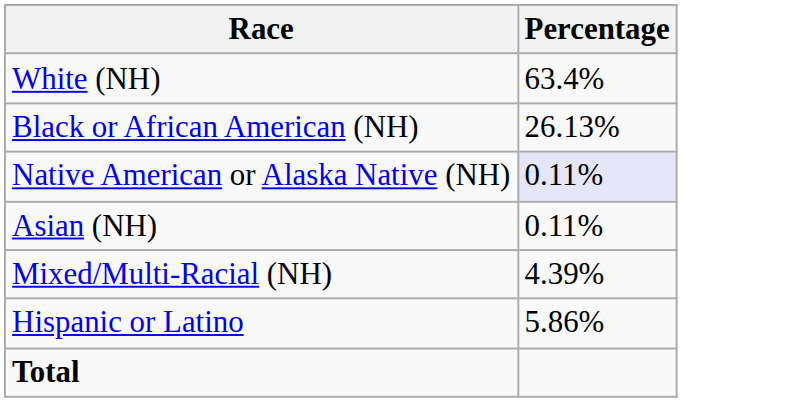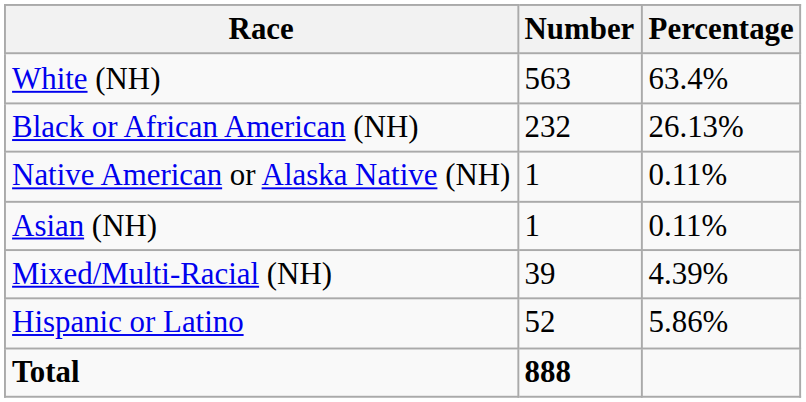+ column: (579, 28)
(564, 175) lavender background -> (688, 175) no background
